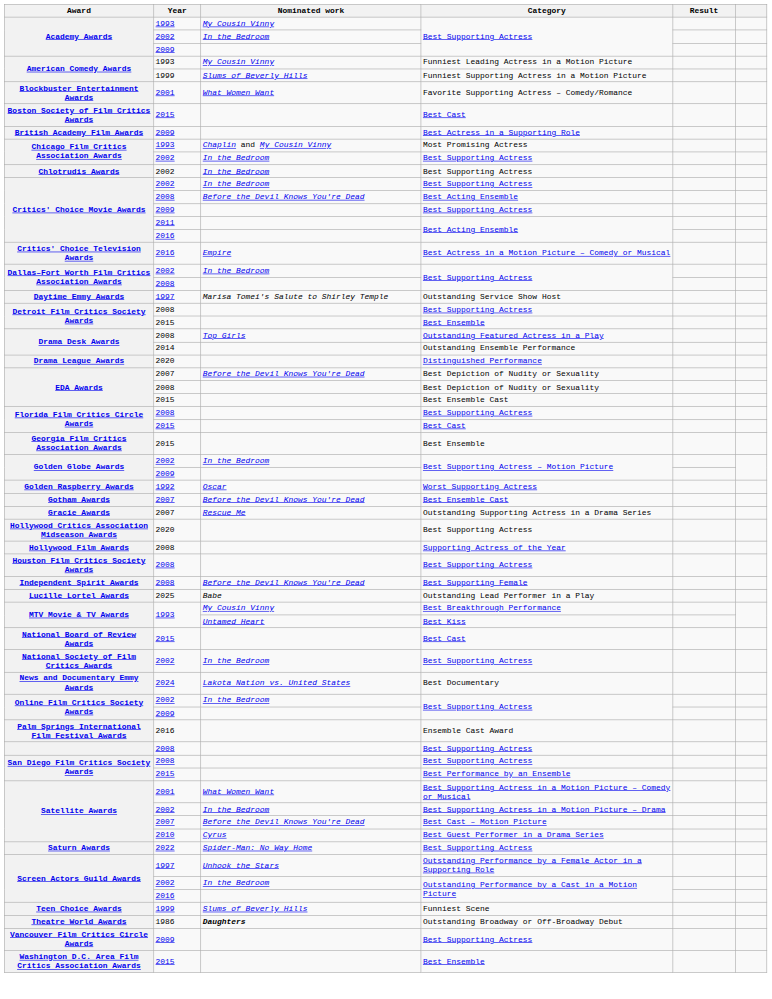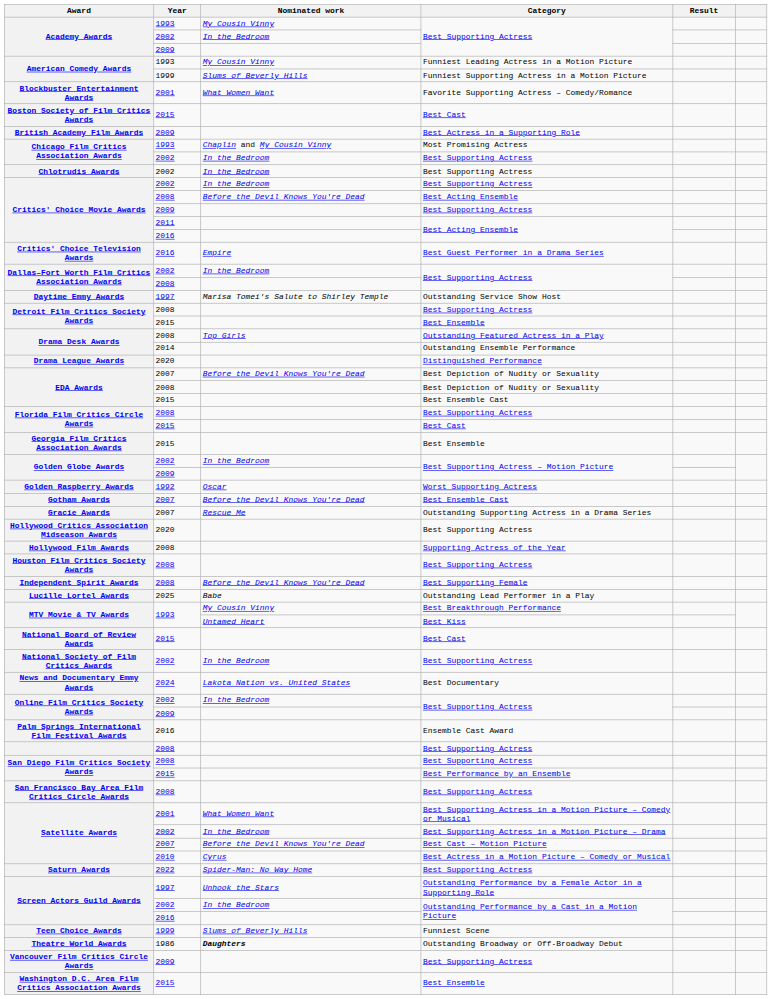(547, 253) Best Actress in a Motion Picture – Comedy or Musical -> (513, 253) Best Guest Performer in a Drama Series
+ row: (79, 792)
(513, 835) Best Guest Performer in a Drama Series -> (547, 857) Best Actress in a Motion Picture – Comedy or Musical
